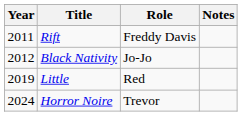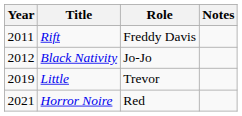(134, 79) Red -> (141, 79) Trevor
(21, 100) 2024 -> (21, 100) 2021
(141, 100) Trevor -> (134, 100) Red
